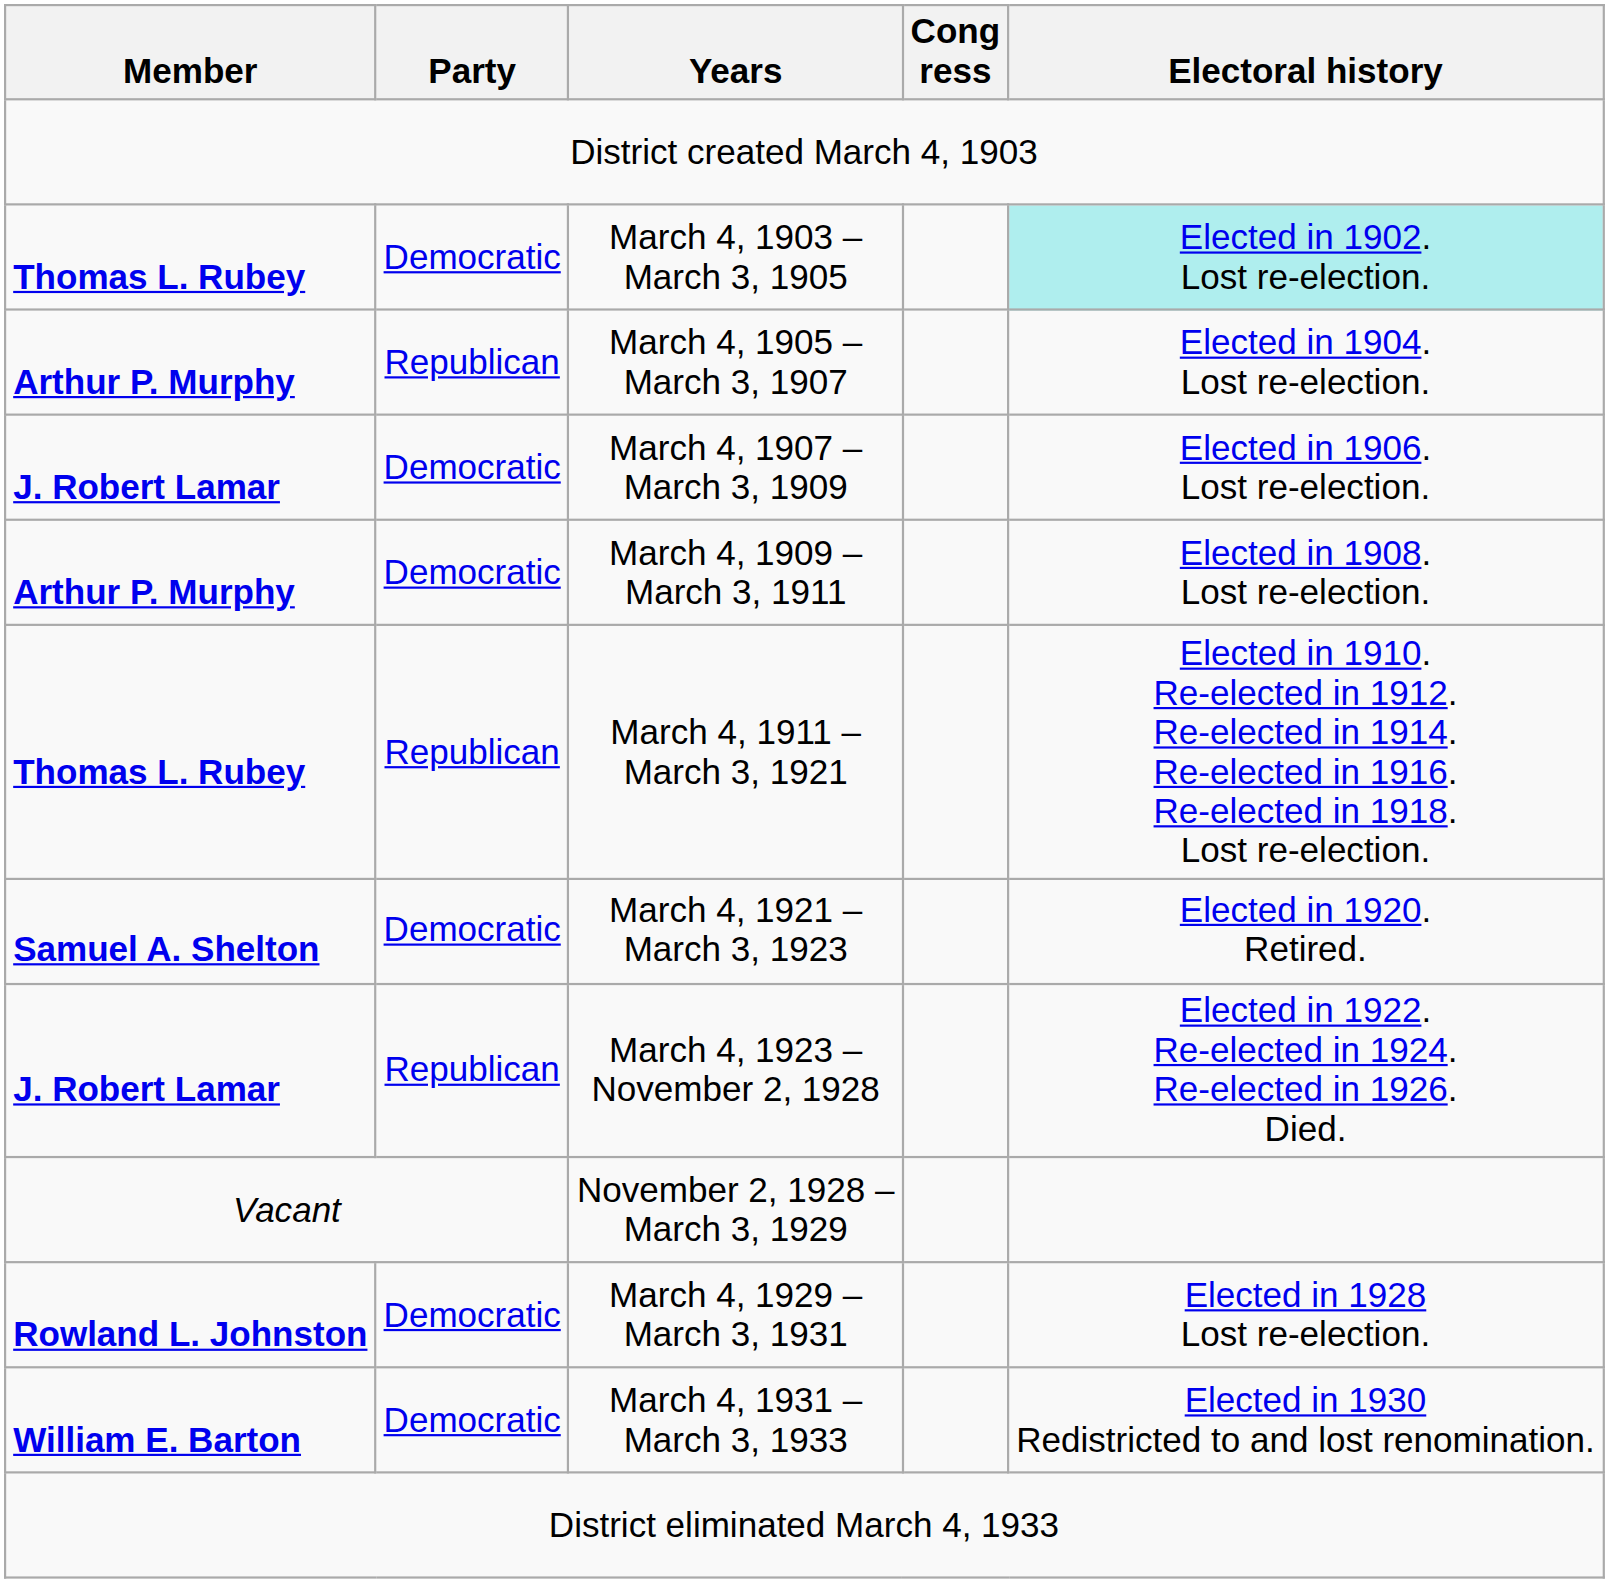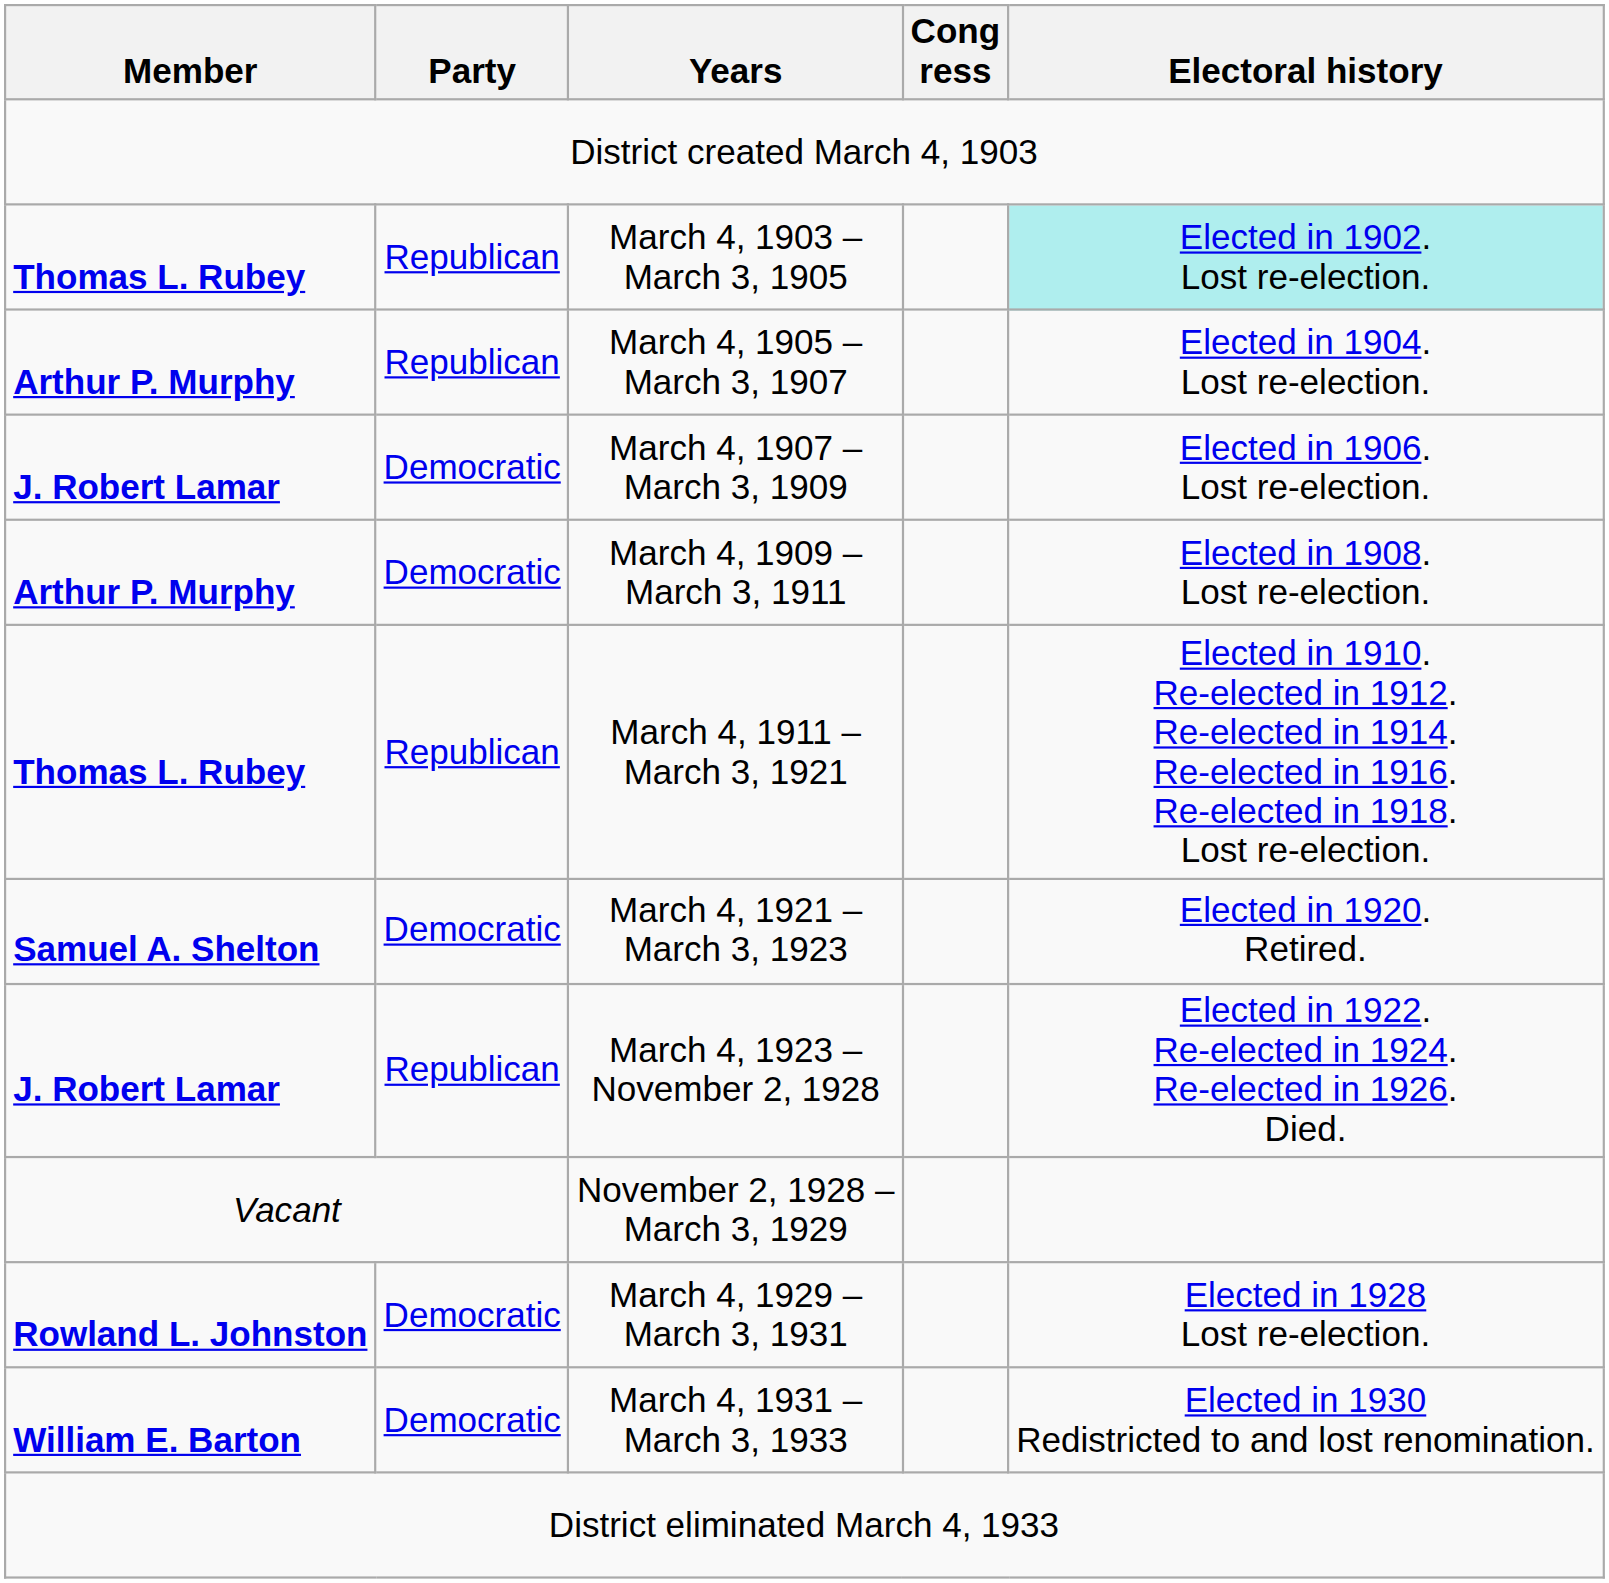(472, 257) Democratic -> (472, 257) Republican
